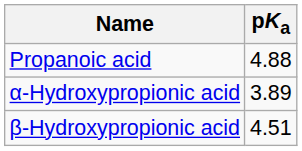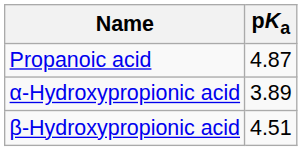(271, 59) 4.88 -> (271, 59) 4.87
